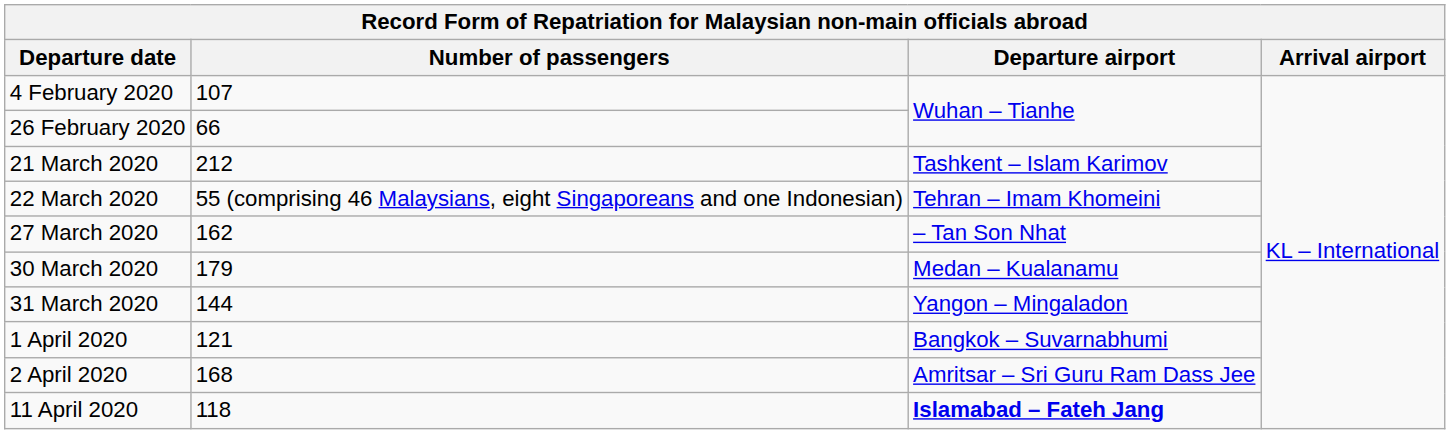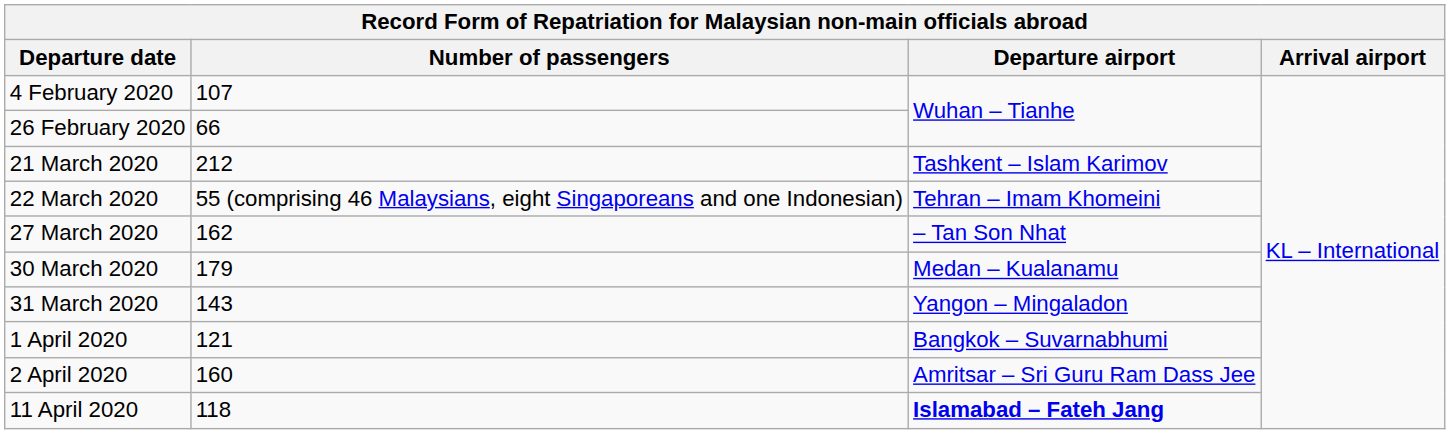(214, 304) 144 -> (214, 304) 143
(214, 374) 168 -> (214, 374) 160
